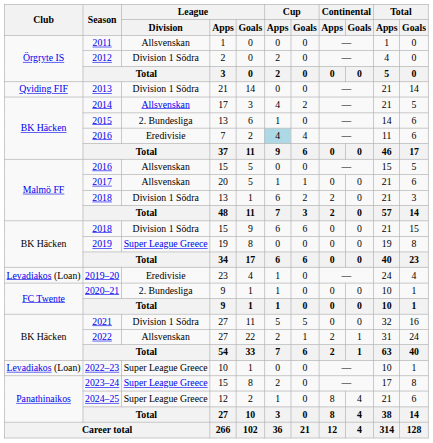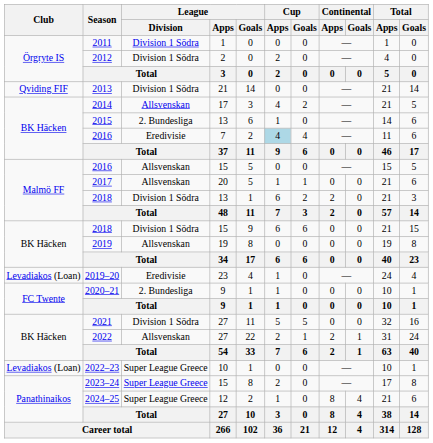(166, 43) Allsvenskan -> (166, 43) Division 1 Södra
(166, 244) Super League Greece -> (166, 244) Allsvenskan
